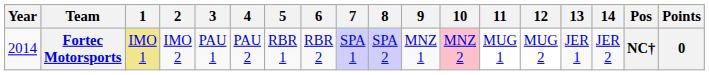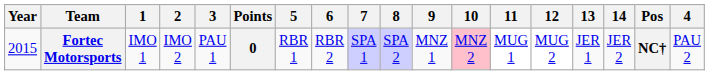columns swapped: (247, 16) <-> (682, 16)
(23, 48) 2014 -> (23, 48) 2015
(143, 48) khaki background -> (143, 48) no background
